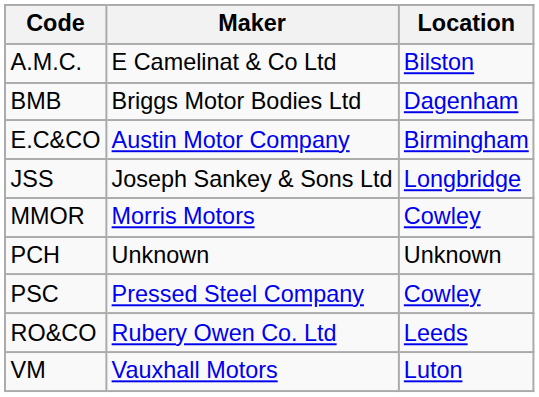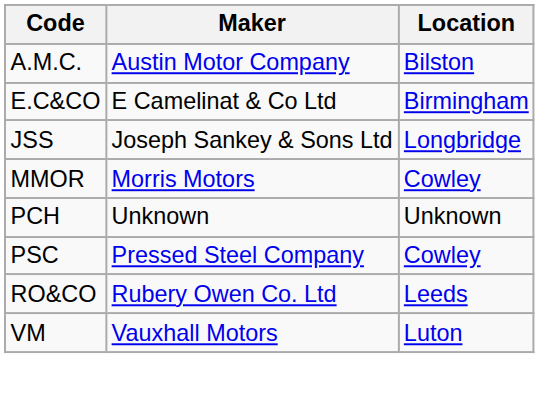(224, 63) E Camelinat & Co Ltd -> (231, 63) Austin Motor Company
- row: (36, 101)
(231, 140) Austin Motor Company -> (224, 101) E Camelinat & Co Ltd
